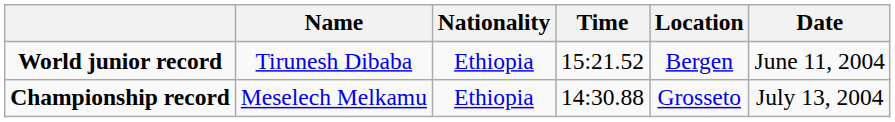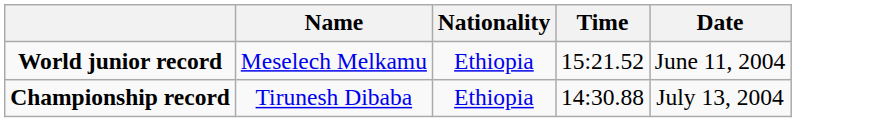- column: (699, 23)
(334, 60) Tirunesh Dibaba -> (334, 60) Meselech Melkamu
(334, 97) Meselech Melkamu -> (334, 97) Tirunesh Dibaba
